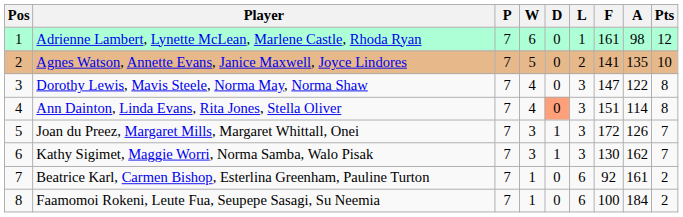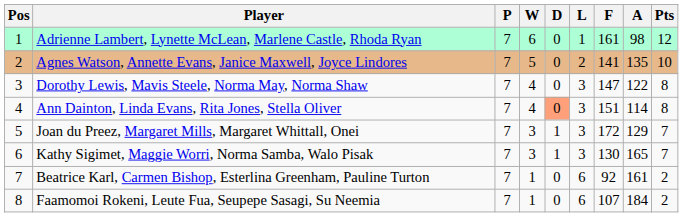(637, 131) 126 -> (637, 131) 129
(637, 154) 162 -> (637, 154) 165
(609, 200) 100 -> (609, 200) 107
